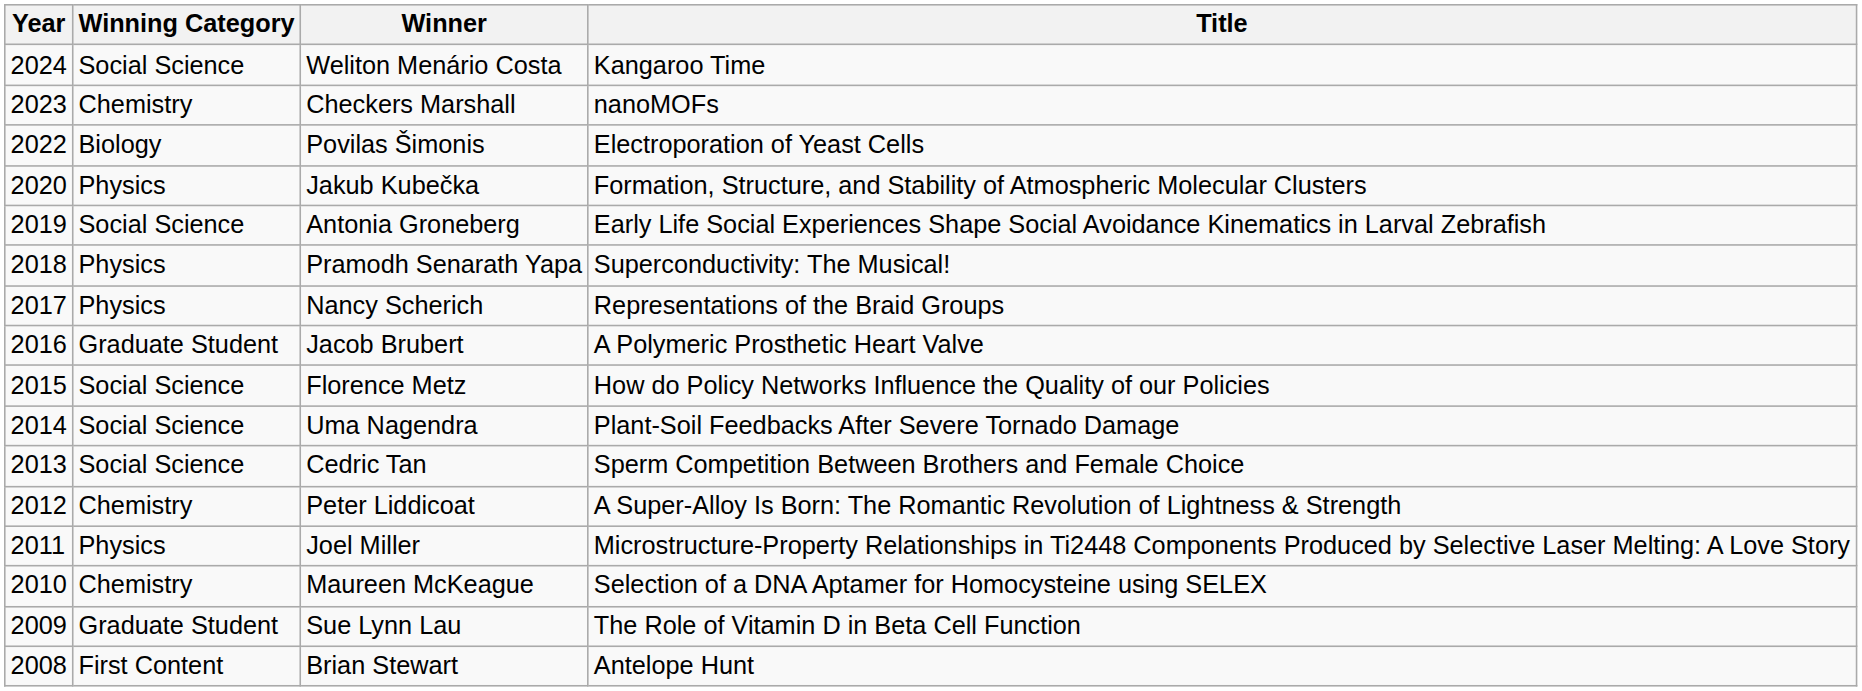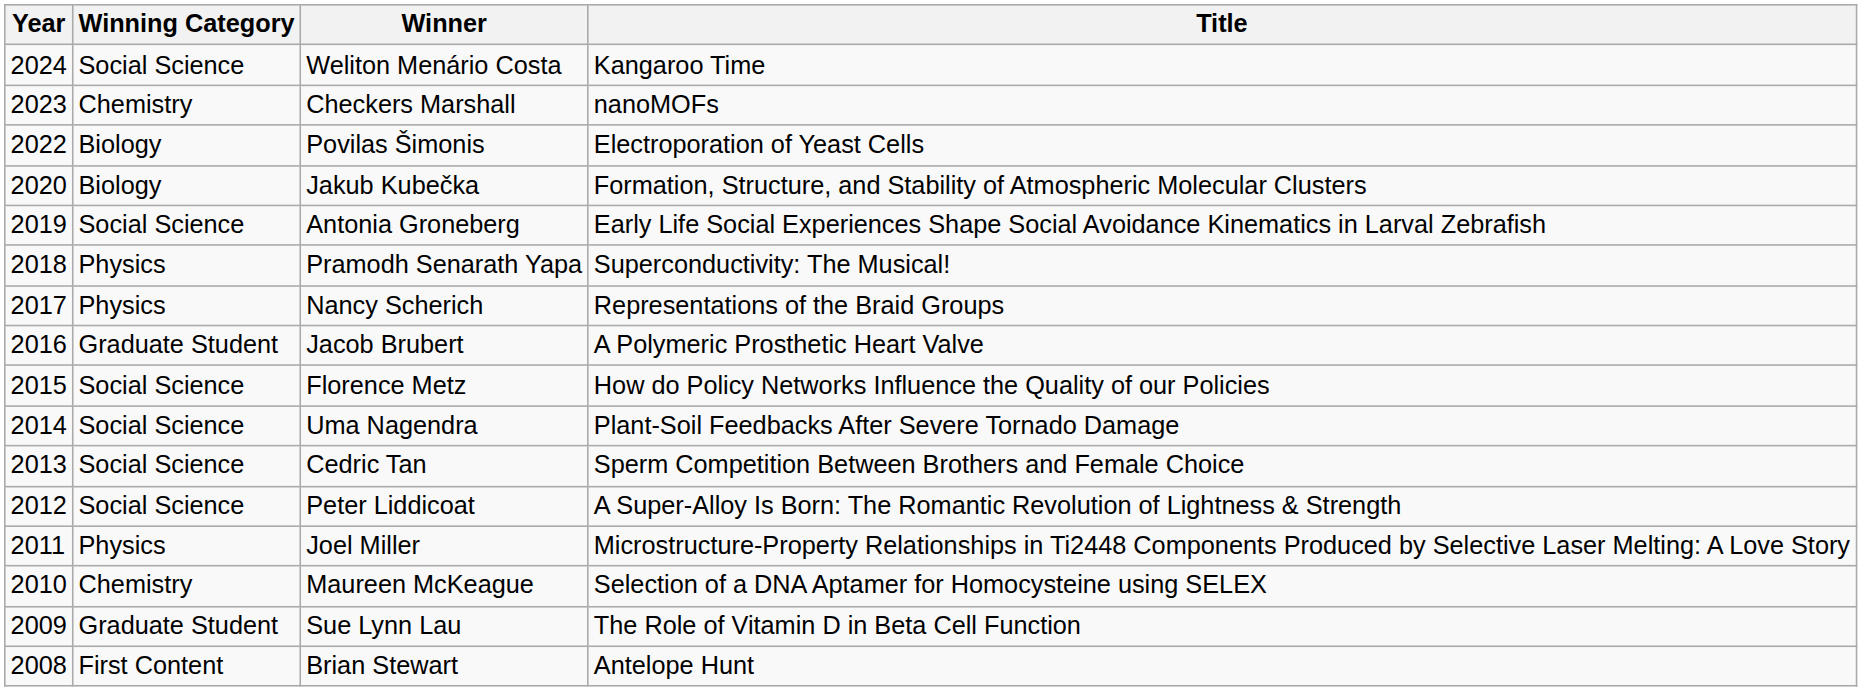(122, 184) Physics -> (120, 184) Biology
(135, 505) Chemistry -> (161, 505) Social Science
